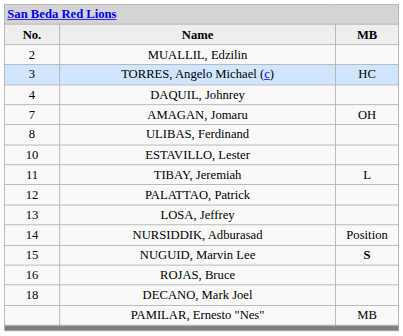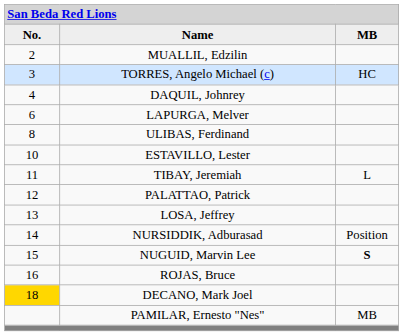+ row: (198, 114)
- row: (198, 114)
(32, 295) no background -> (32, 295) gold background
